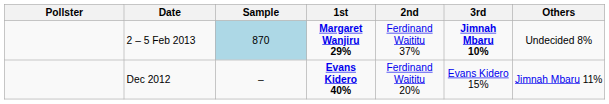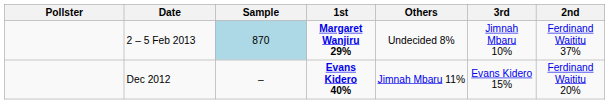columns swapped: (410, 12) <-> (559, 12)
(478, 40) bold -> (502, 40) normal
